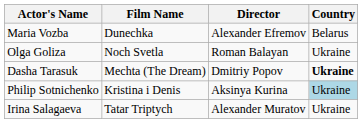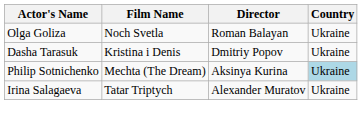- row: (38, 33)
(155, 71) Mechta (The Dream) -> (142, 52) Kristina i Denis
(333, 71) bold -> (330, 52) normal
(142, 90) Kristina i Denis -> (155, 71) Mechta (The Dream)
